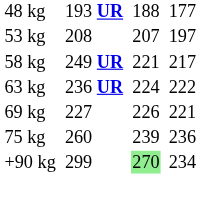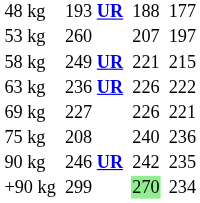(79, 36) 208 -> (79, 36) 260
(182, 61) 217 -> (182, 61) 215
(146, 86) 224 -> (146, 86) 226
(79, 137) 260 -> (79, 137) 208
(146, 137) 239 -> (146, 137) 240
+ row: (25, 162)
